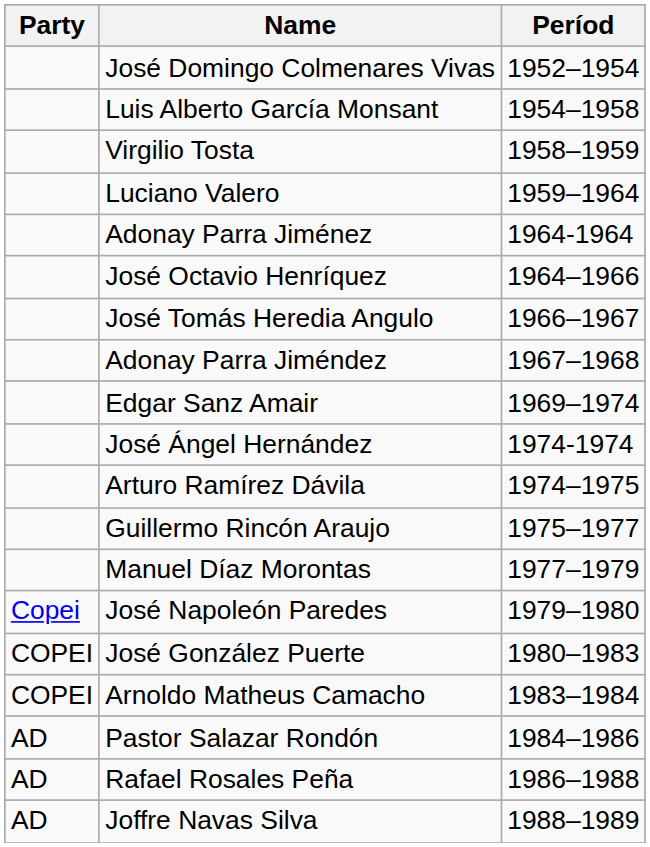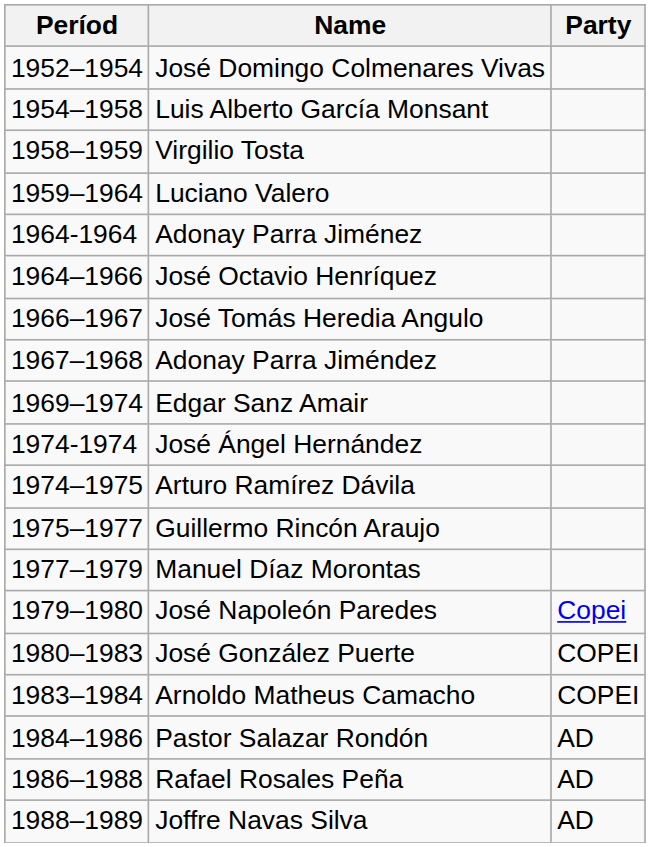columns swapped: (573, 25) <-> (52, 25)
